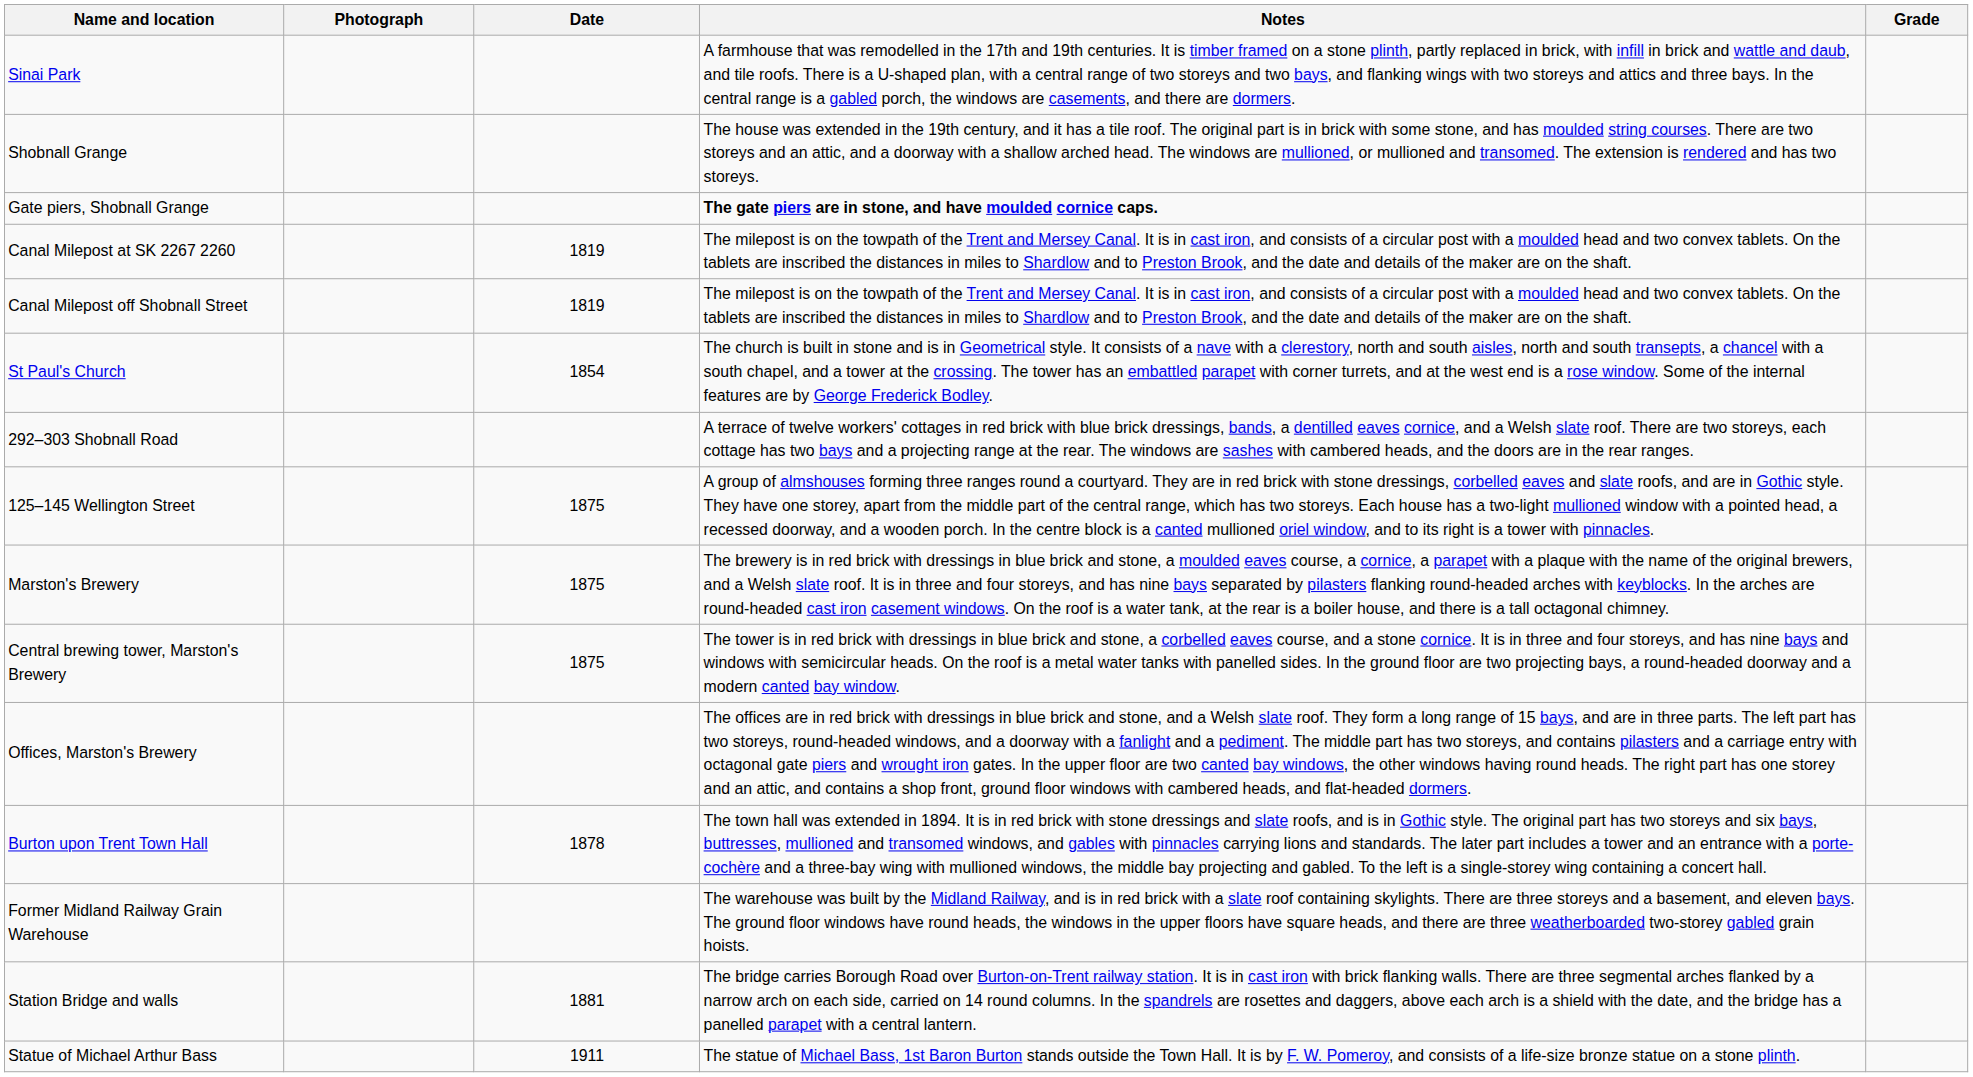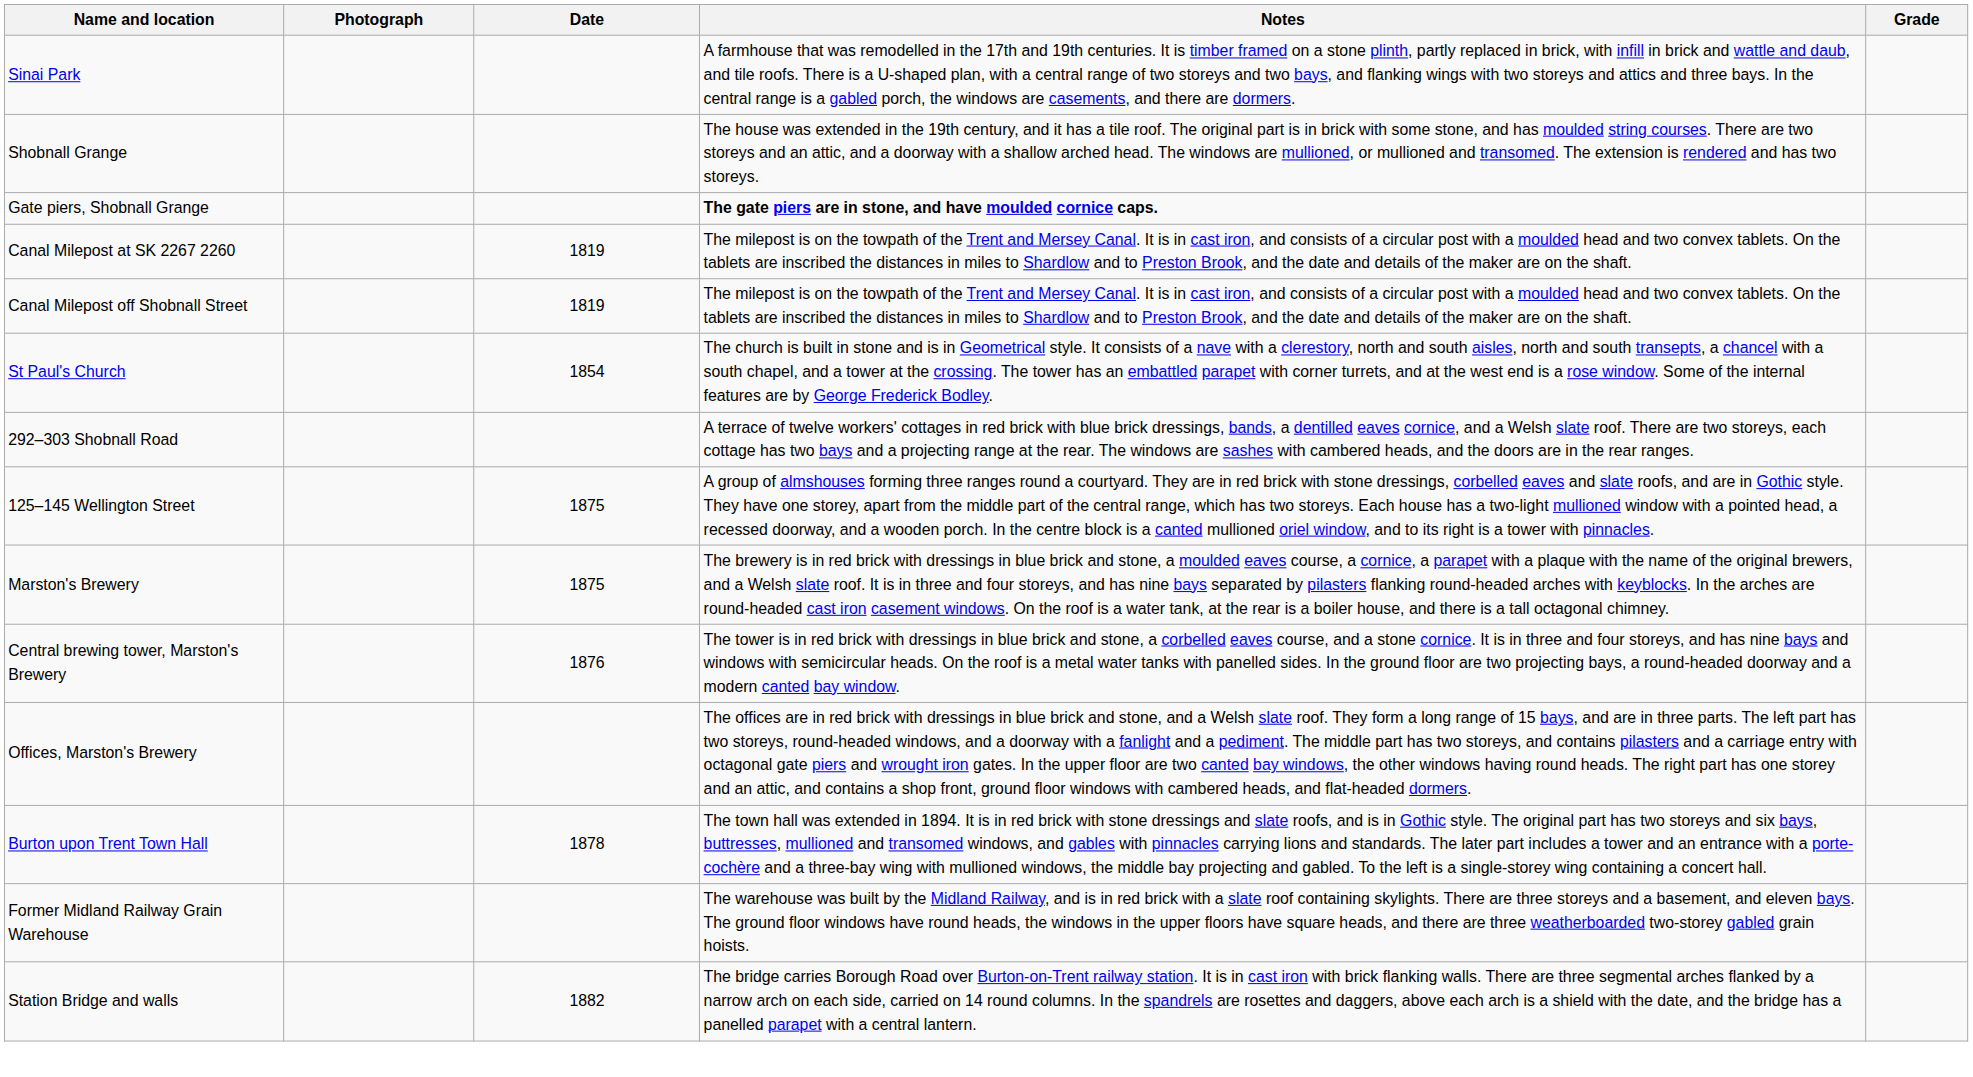(587, 663) 1875 -> (587, 663) 1876
(587, 1001) 1881 -> (587, 1001) 1882
- row: (112, 1056)
